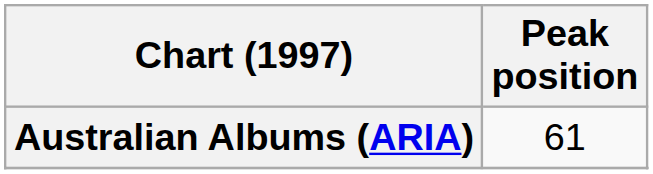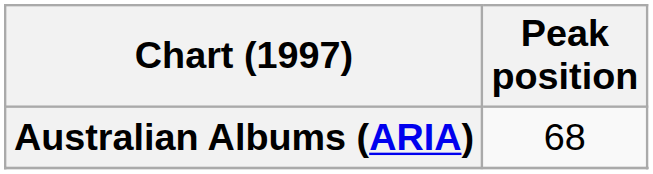(565, 136) 61 -> (565, 136) 68
